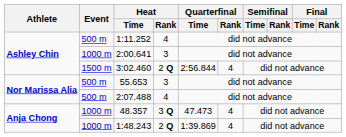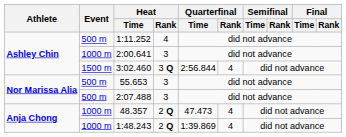(166, 68) 2 Q -> (166, 68) 3 Q
(166, 97) 4 -> (166, 97) 3
(166, 111) 3 Q -> (166, 111) 2 Q
